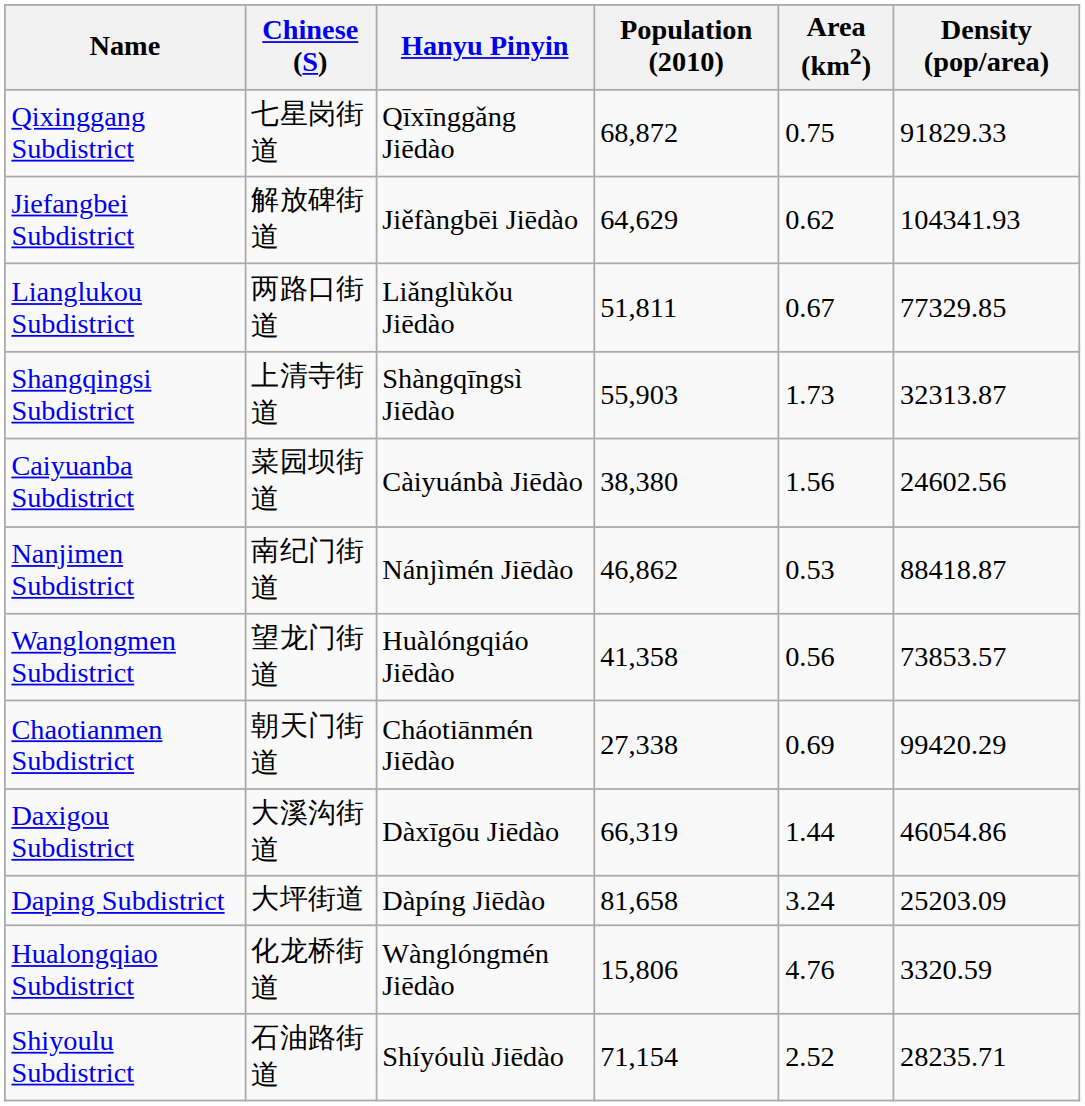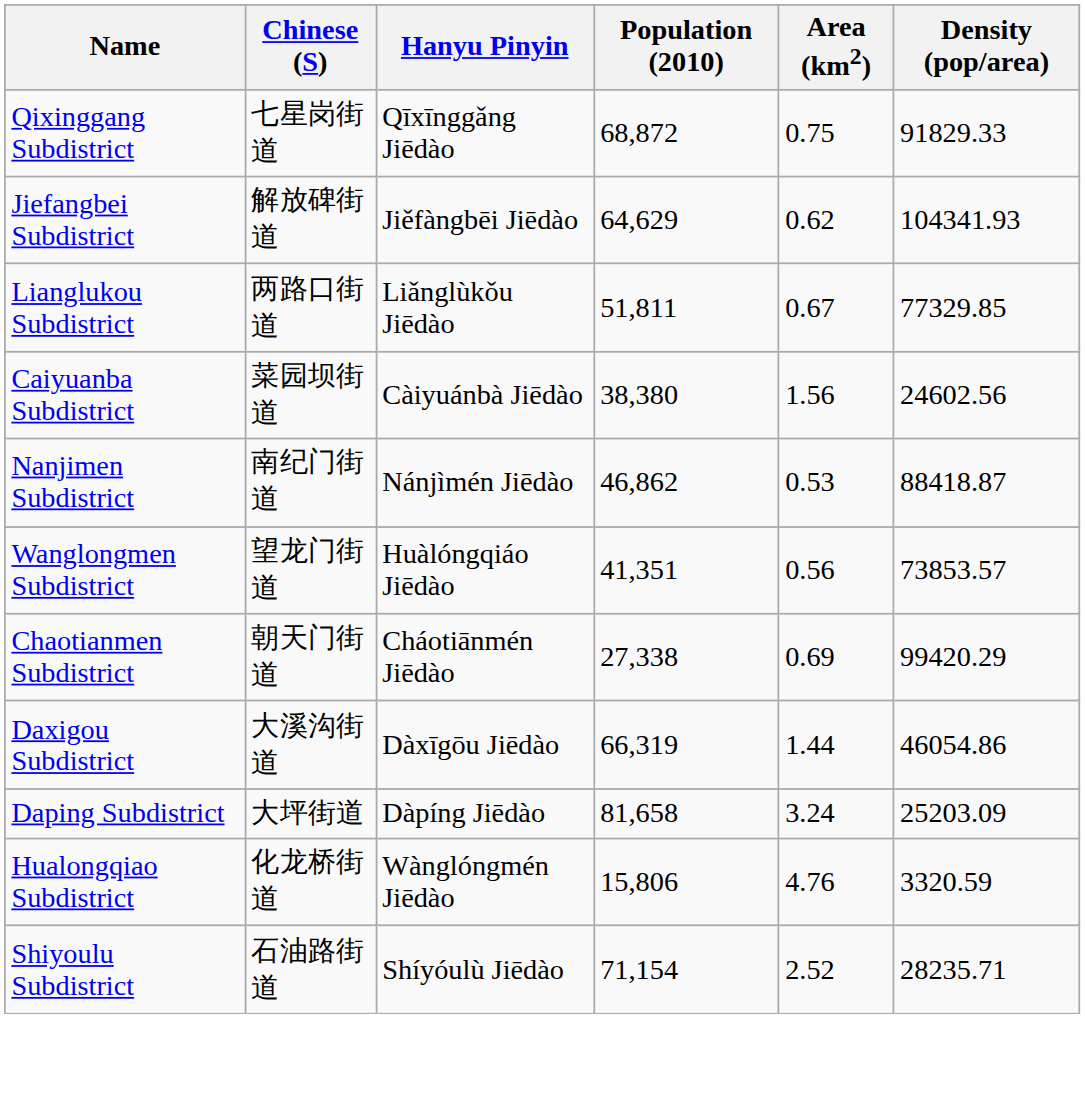- row: (81, 394)
(639, 656) 41,358 -> (639, 569) 41,351
